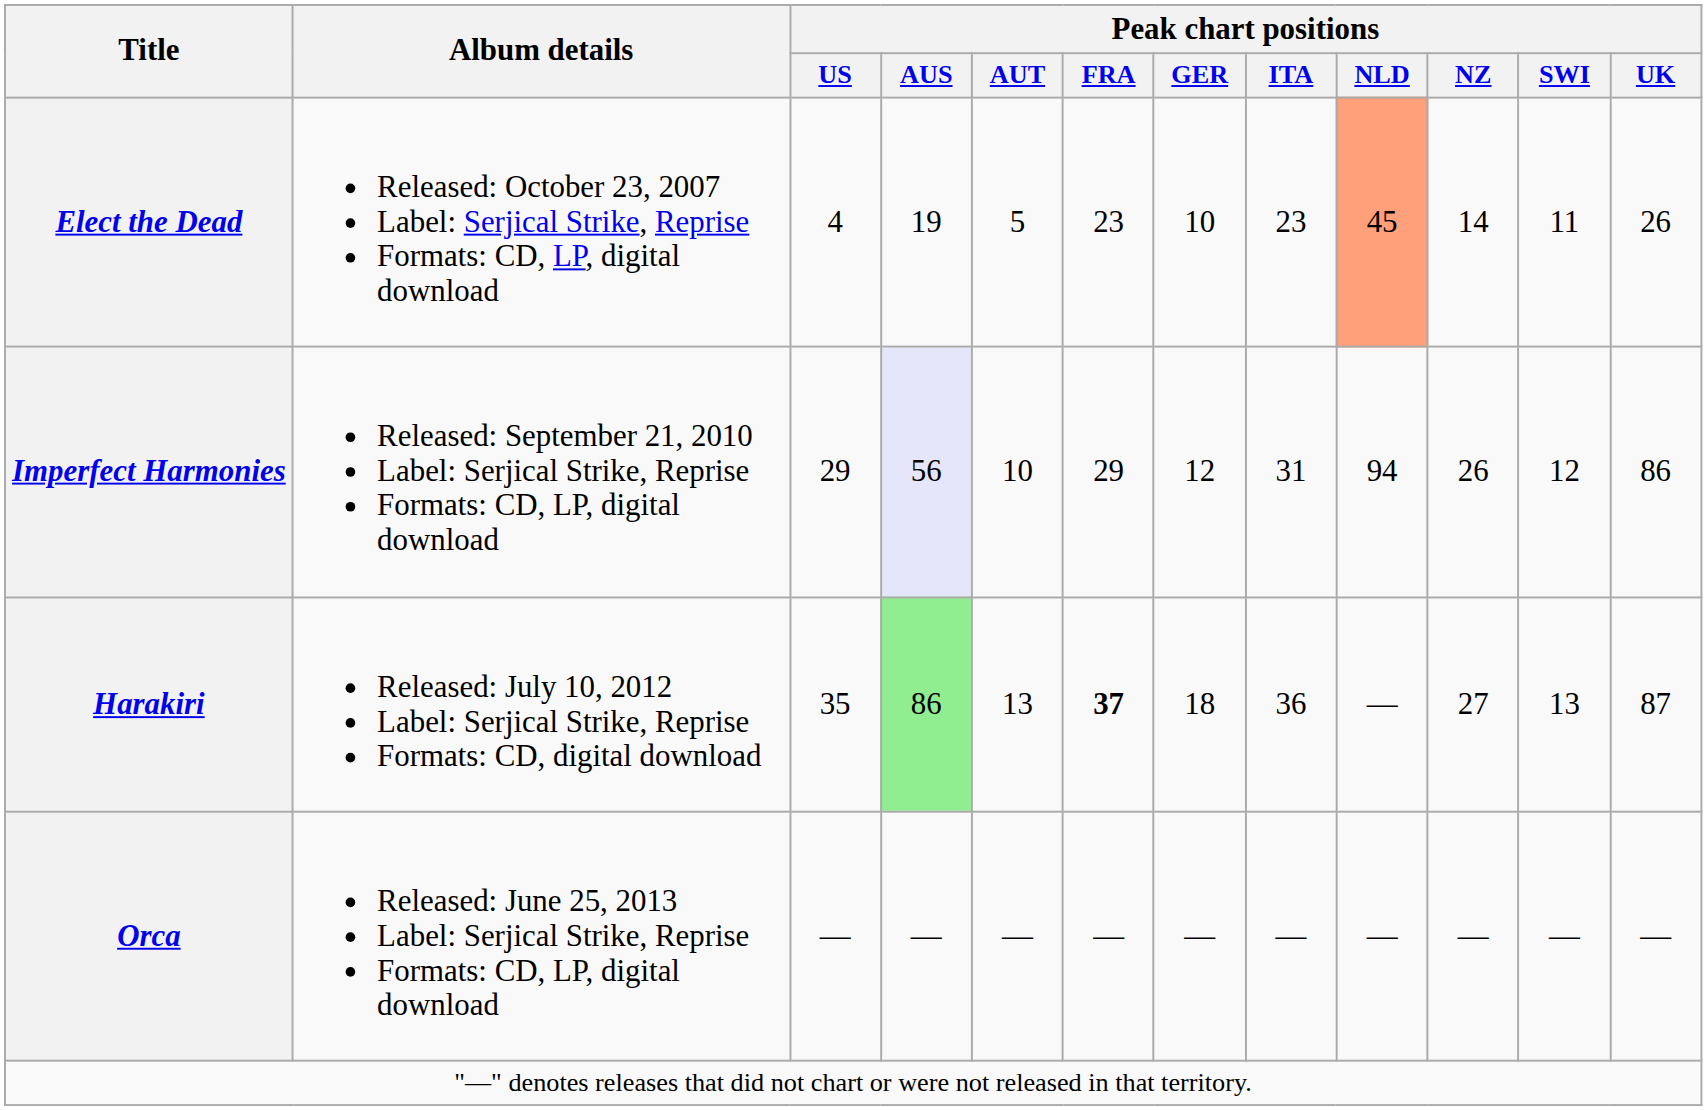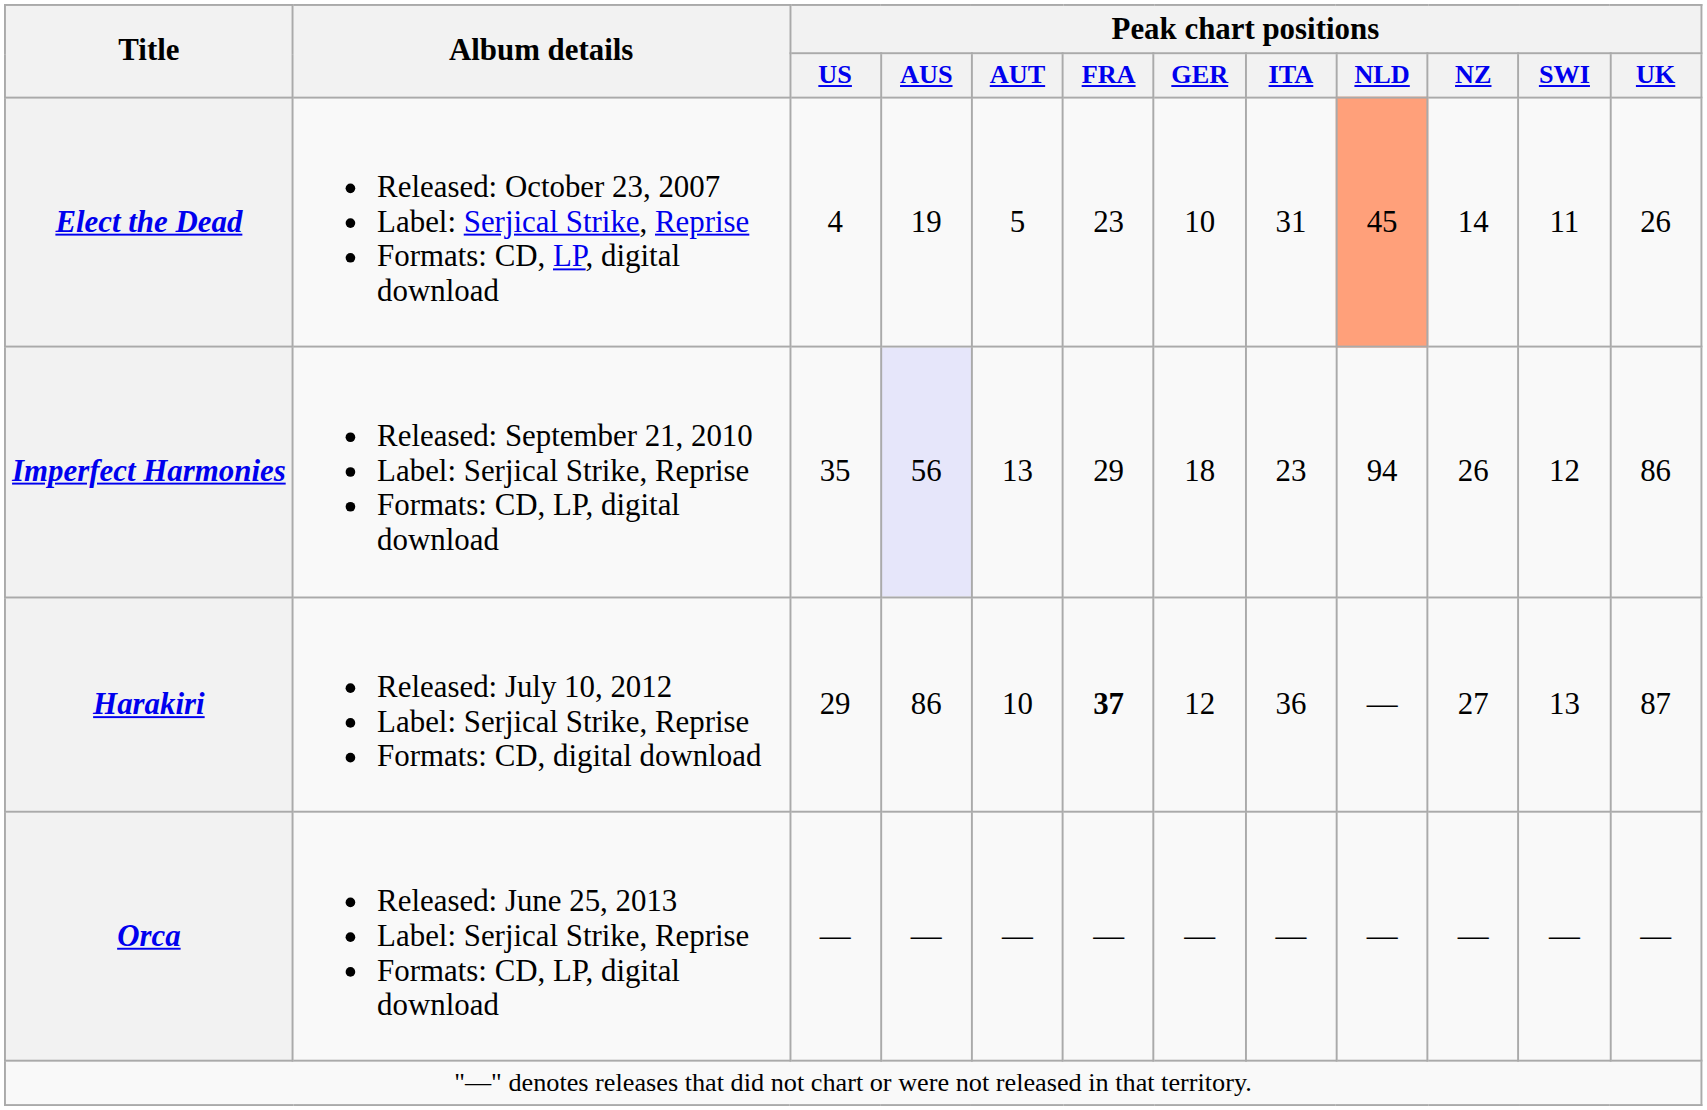(1291, 221) 23 -> (1291, 221) 31
(835, 471) 29 -> (835, 471) 35
(1017, 471) 10 -> (1017, 471) 13
(1200, 471) 12 -> (1200, 471) 18
(1291, 471) 31 -> (1291, 471) 23
(835, 703) 35 -> (835, 703) 29
(926, 703) lightgreen background -> (926, 703) no background
(1017, 703) 13 -> (1017, 703) 10
(1200, 703) 18 -> (1200, 703) 12
